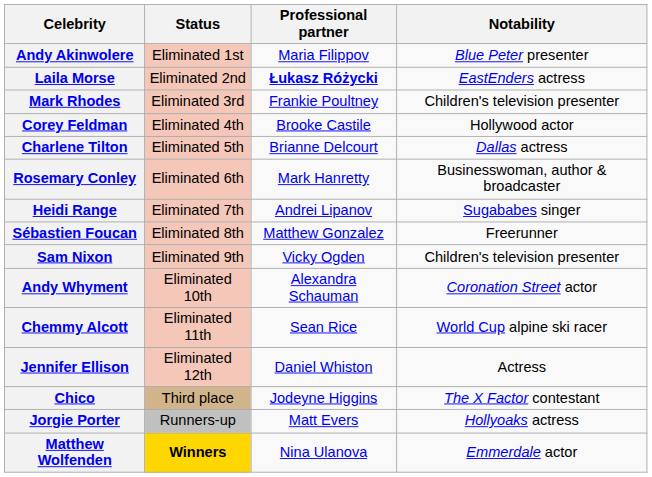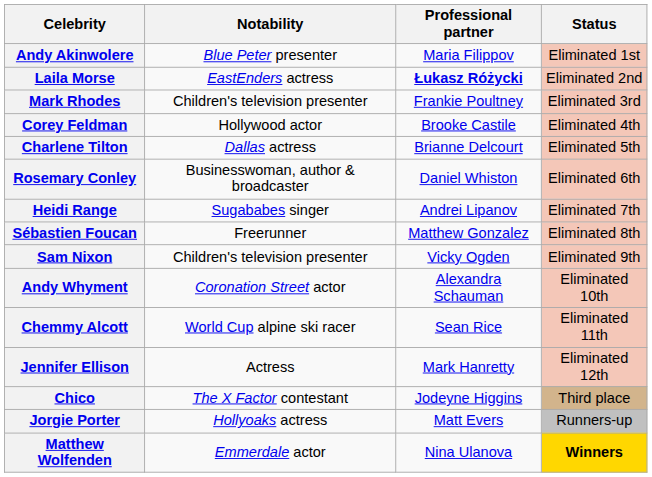columns swapped: (522, 24) <-> (198, 24)
(324, 179) Mark Hanretty -> (468, 179) Daniel Whiston
(324, 366) Daniel Whiston -> (468, 366) Mark Hanretty
